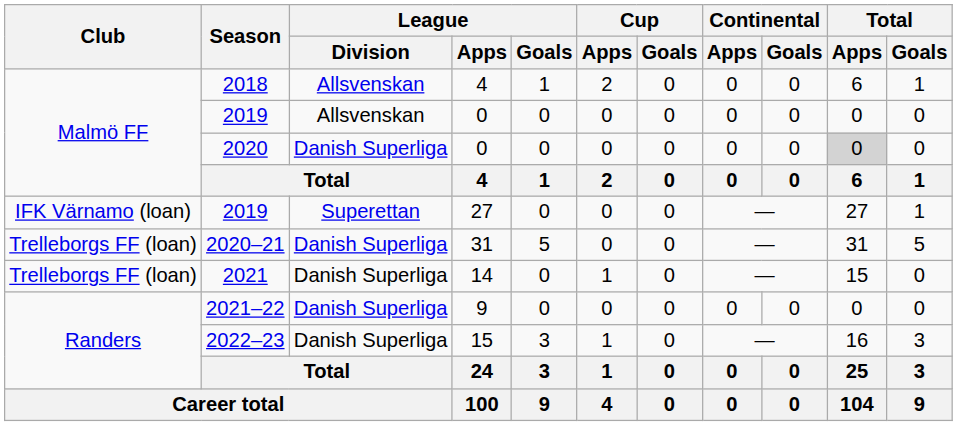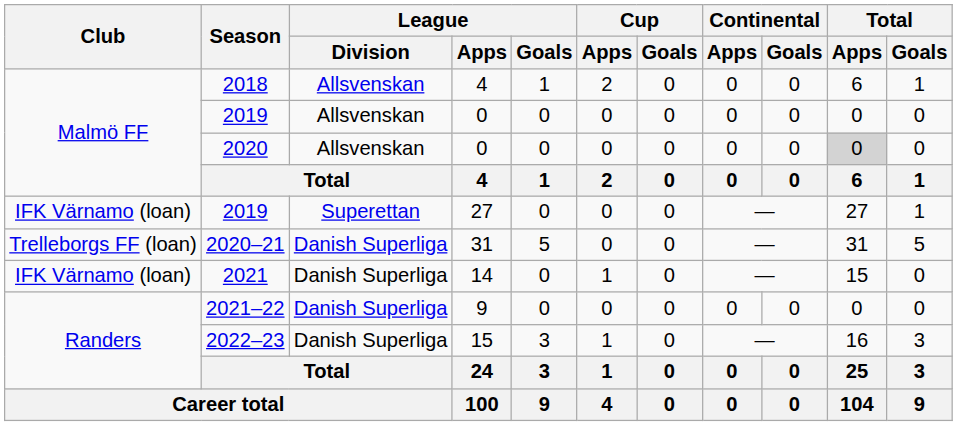(371, 148) Danish Superliga -> (371, 148) Allsvenskan
(103, 276) Trelleborgs FF (loan) -> (103, 276) IFK Värnamo (loan)
